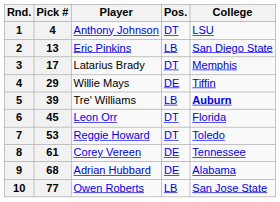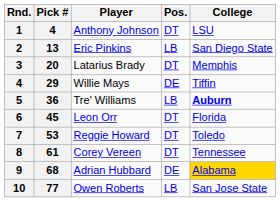(52, 65) 17 -> (52, 65) 20
(52, 100) 39 -> (52, 100) 36
(172, 153) DE -> (171, 153) DT
(214, 170) no background -> (214, 170) gold background
